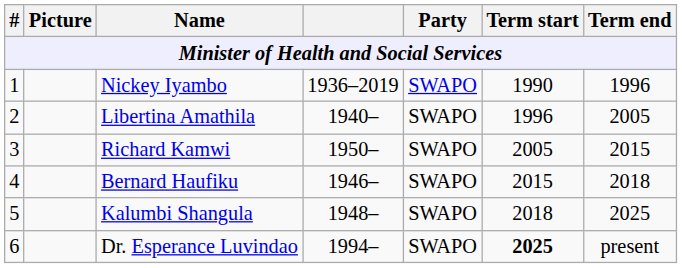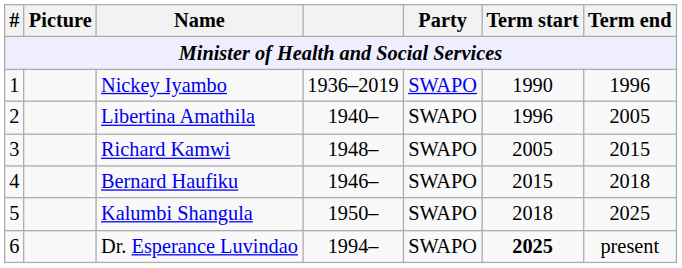(353, 149) 1950– -> (353, 149) 1948–
(353, 213) 1948– -> (353, 213) 1950–
